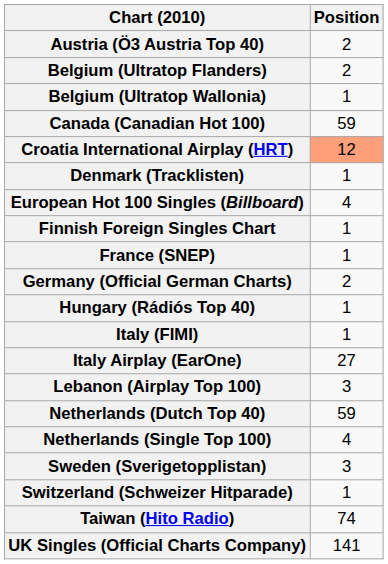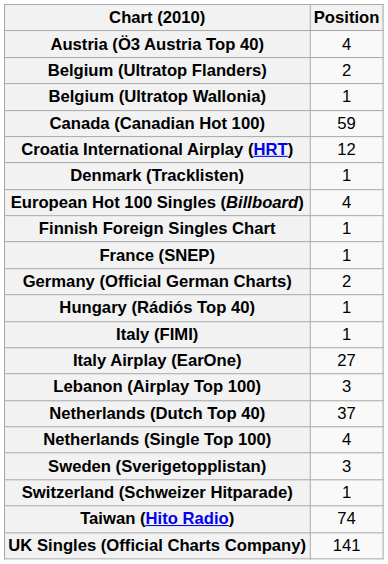(347, 44) 2 -> (347, 44) 4
(347, 149) lightsalmon background -> (347, 149) no background
(347, 413) 59 -> (347, 413) 37
